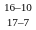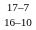rows swapped: (18, 22) <-> (18, 7)
